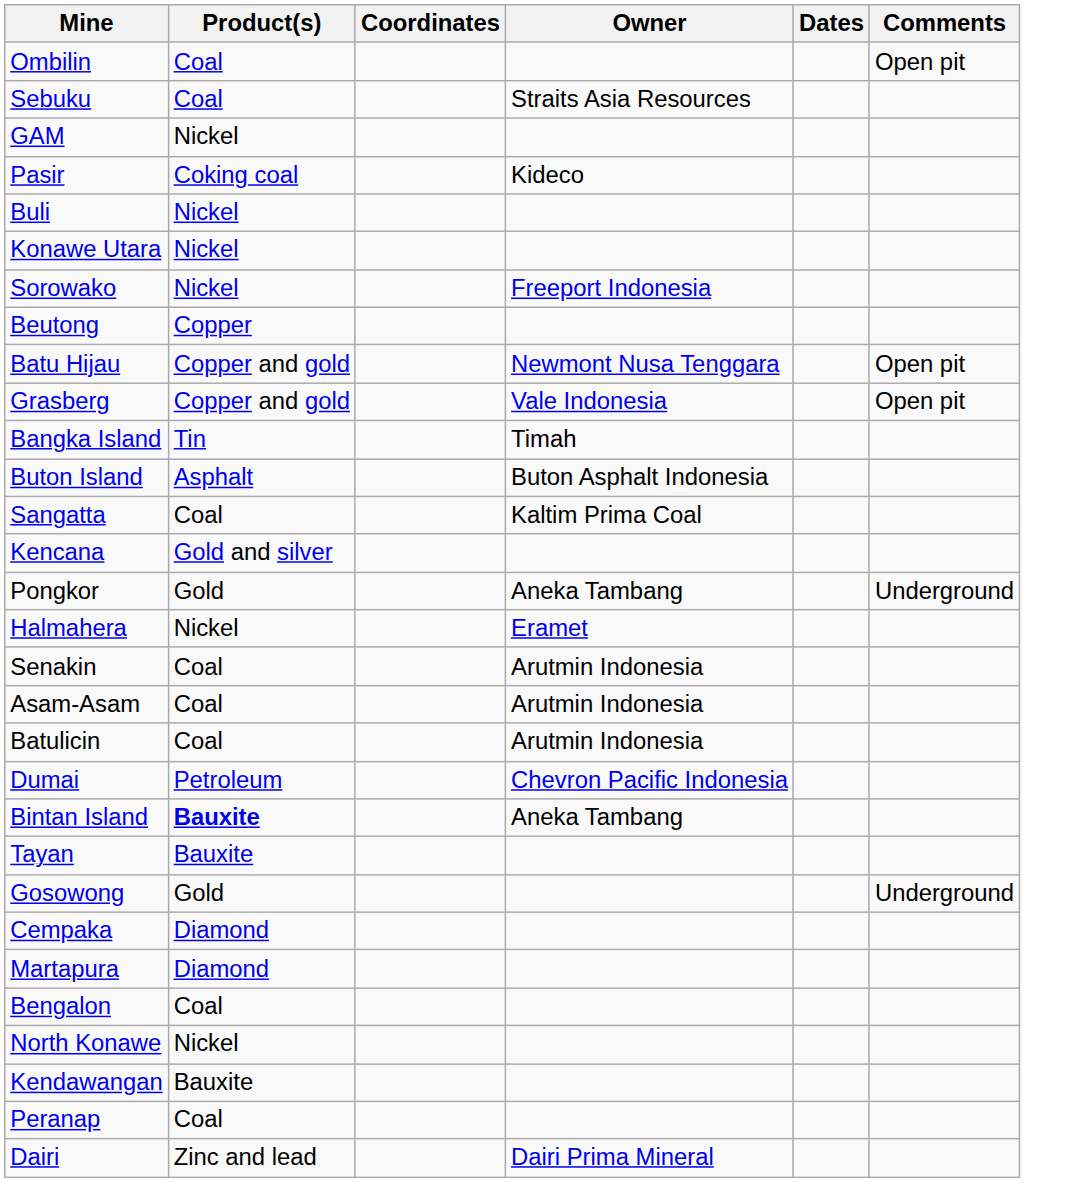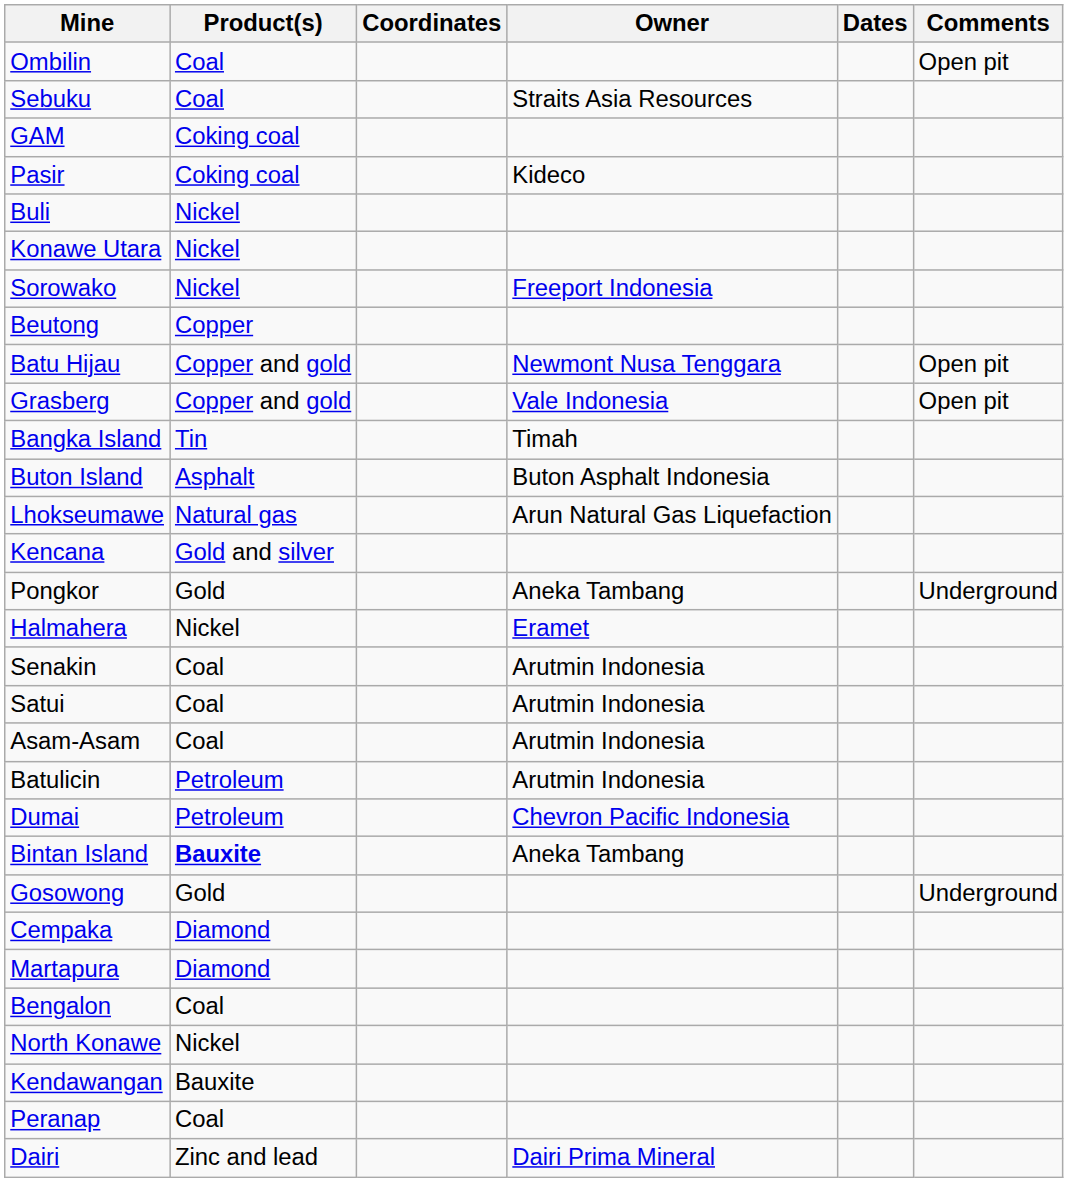(206, 136) Nickel -> (237, 136) Coking coal
+ row: (87, 514)
- row: (58, 514)
+ row: (37, 703)
(198, 741) Coal -> (229, 779) Petroleum
- row: (42, 855)
